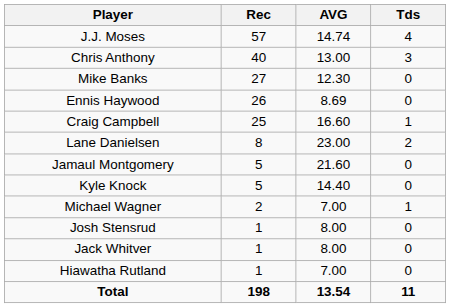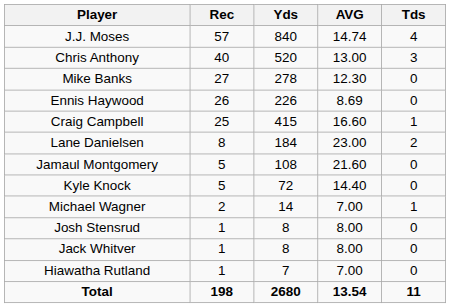+ column: (286, 15)
